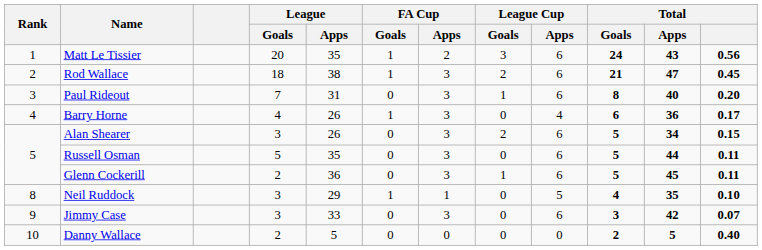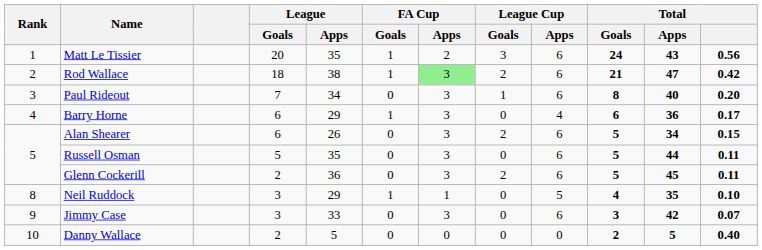(447, 74) no background -> (447, 74) lightgreen background
(729, 74) 0.45 -> (729, 74) 0.42
(334, 94) 31 -> (334, 94) 34
(278, 114) 4 -> (278, 114) 6
(334, 114) 26 -> (334, 114) 29
(278, 134) 3 -> (278, 134) 6
(503, 174) 1 -> (503, 174) 2
